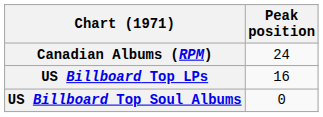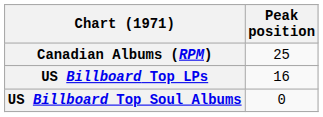(282, 55) 24 -> (282, 55) 25
